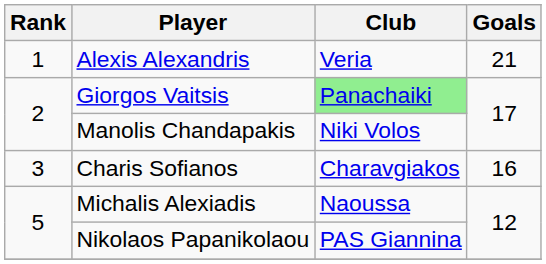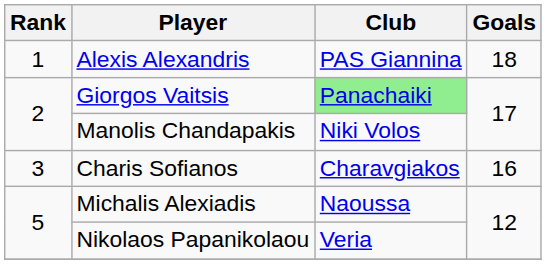(346, 58) Veria -> (391, 58) PAS Giannina
(504, 58) 21 -> (504, 58) 18
(391, 240) PAS Giannina -> (346, 240) Veria
